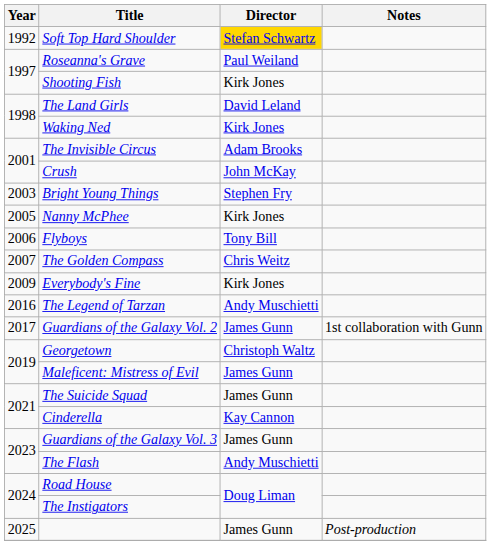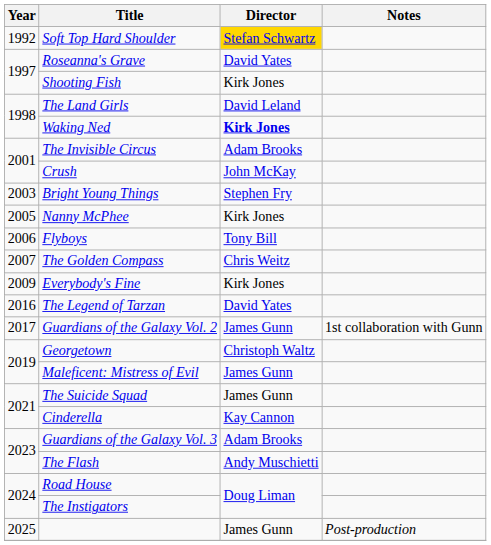(261, 60) Paul Weiland -> (258, 60) David Yates
(254, 127) normal -> (257, 127) bold
(271, 305) Andy Muschietti -> (258, 305) David Yates
(258, 439) James Gunn -> (263, 439) Adam Brooks
